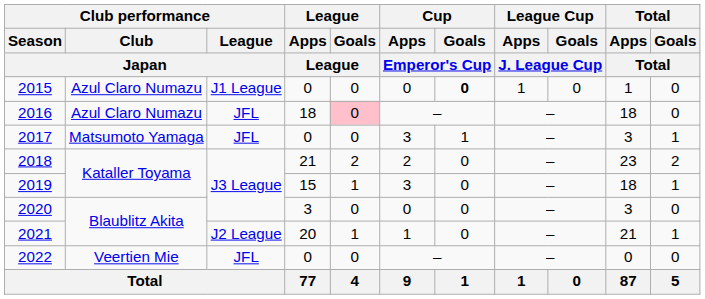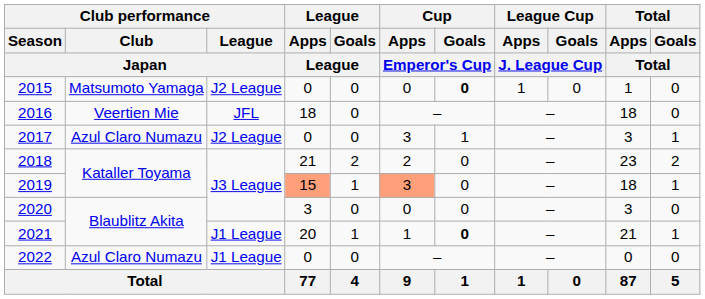(136, 88) Azul Claro Numazu -> (136, 88) Matsumoto Yamaga
(246, 88) J1 League -> (246, 88) J2 League
(136, 112) Azul Claro Numazu -> (136, 112) Veertien Mie
(355, 112) pink background -> (355, 112) no background
(136, 137) Matsumoto Yamaga -> (136, 137) Azul Claro Numazu
(246, 137) JFL -> (246, 137) J2 League
(308, 185) no background -> (308, 185) lightsalmon background
(407, 185) no background -> (407, 185) lightsalmon background
(246, 233) J2 League -> (246, 233) J1 League
(465, 233) normal -> (465, 233) bold
(136, 257) Veertien Mie -> (136, 257) Azul Claro Numazu
(246, 257) JFL -> (246, 257) J1 League
